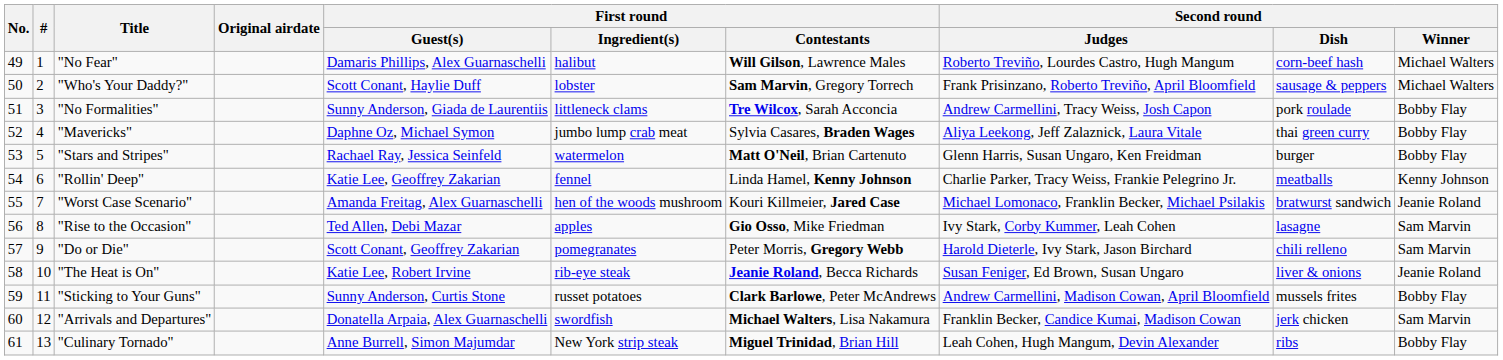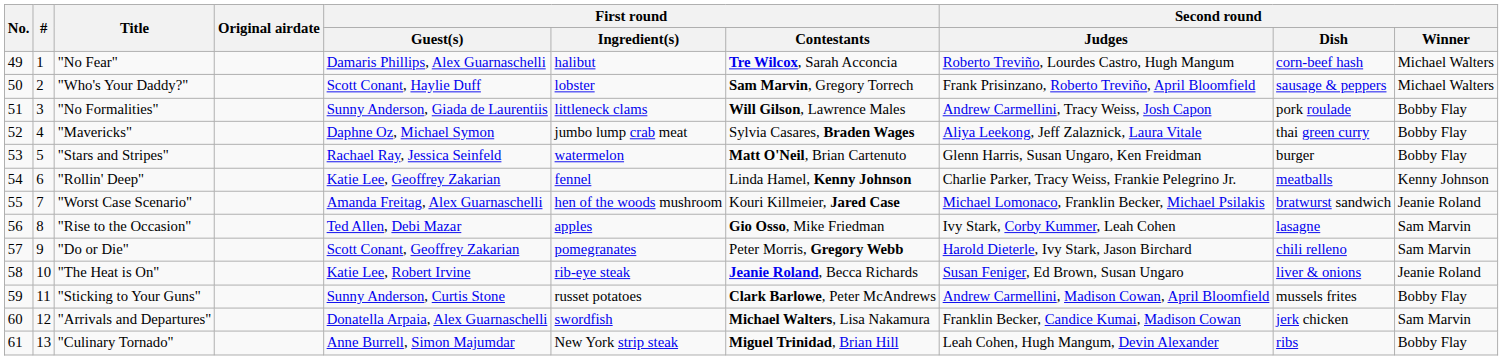(817, 62) Will Gilson, Lawrence Males -> (813, 62) Tre Wilcox, Sarah Acconcia
(813, 109) Tre Wilcox, Sarah Acconcia -> (817, 109) Will Gilson, Lawrence Males
